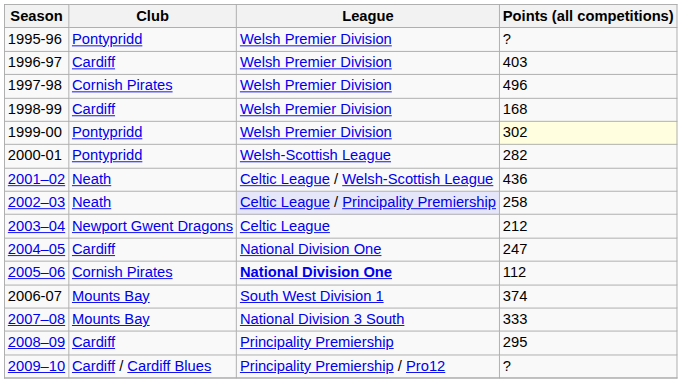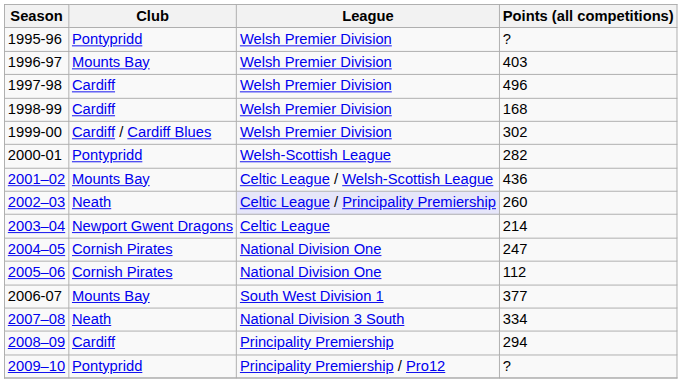(93, 62) Cardiff -> (111, 62) Mounts Bay
(122, 86) Cornish Pirates -> (93, 86) Cardiff
(107, 132) Pontypridd -> (142, 132) Cardiff / Cardiff Blues
(515, 132) lightyellow background -> (515, 132) no background
(92, 179) Neath -> (111, 179) Mounts Bay
(515, 202) 258 -> (515, 202) 260
(515, 226) 212 -> (515, 226) 214
(93, 249) Cardiff -> (122, 249) Cornish Pirates
(316, 272) bold -> (311, 272) normal
(515, 296) 374 -> (515, 296) 377
(111, 319) Mounts Bay -> (92, 319) Neath
(515, 319) 333 -> (515, 319) 334
(515, 343) 295 -> (515, 343) 294
(142, 366) Cardiff / Cardiff Blues -> (107, 366) Pontypridd
